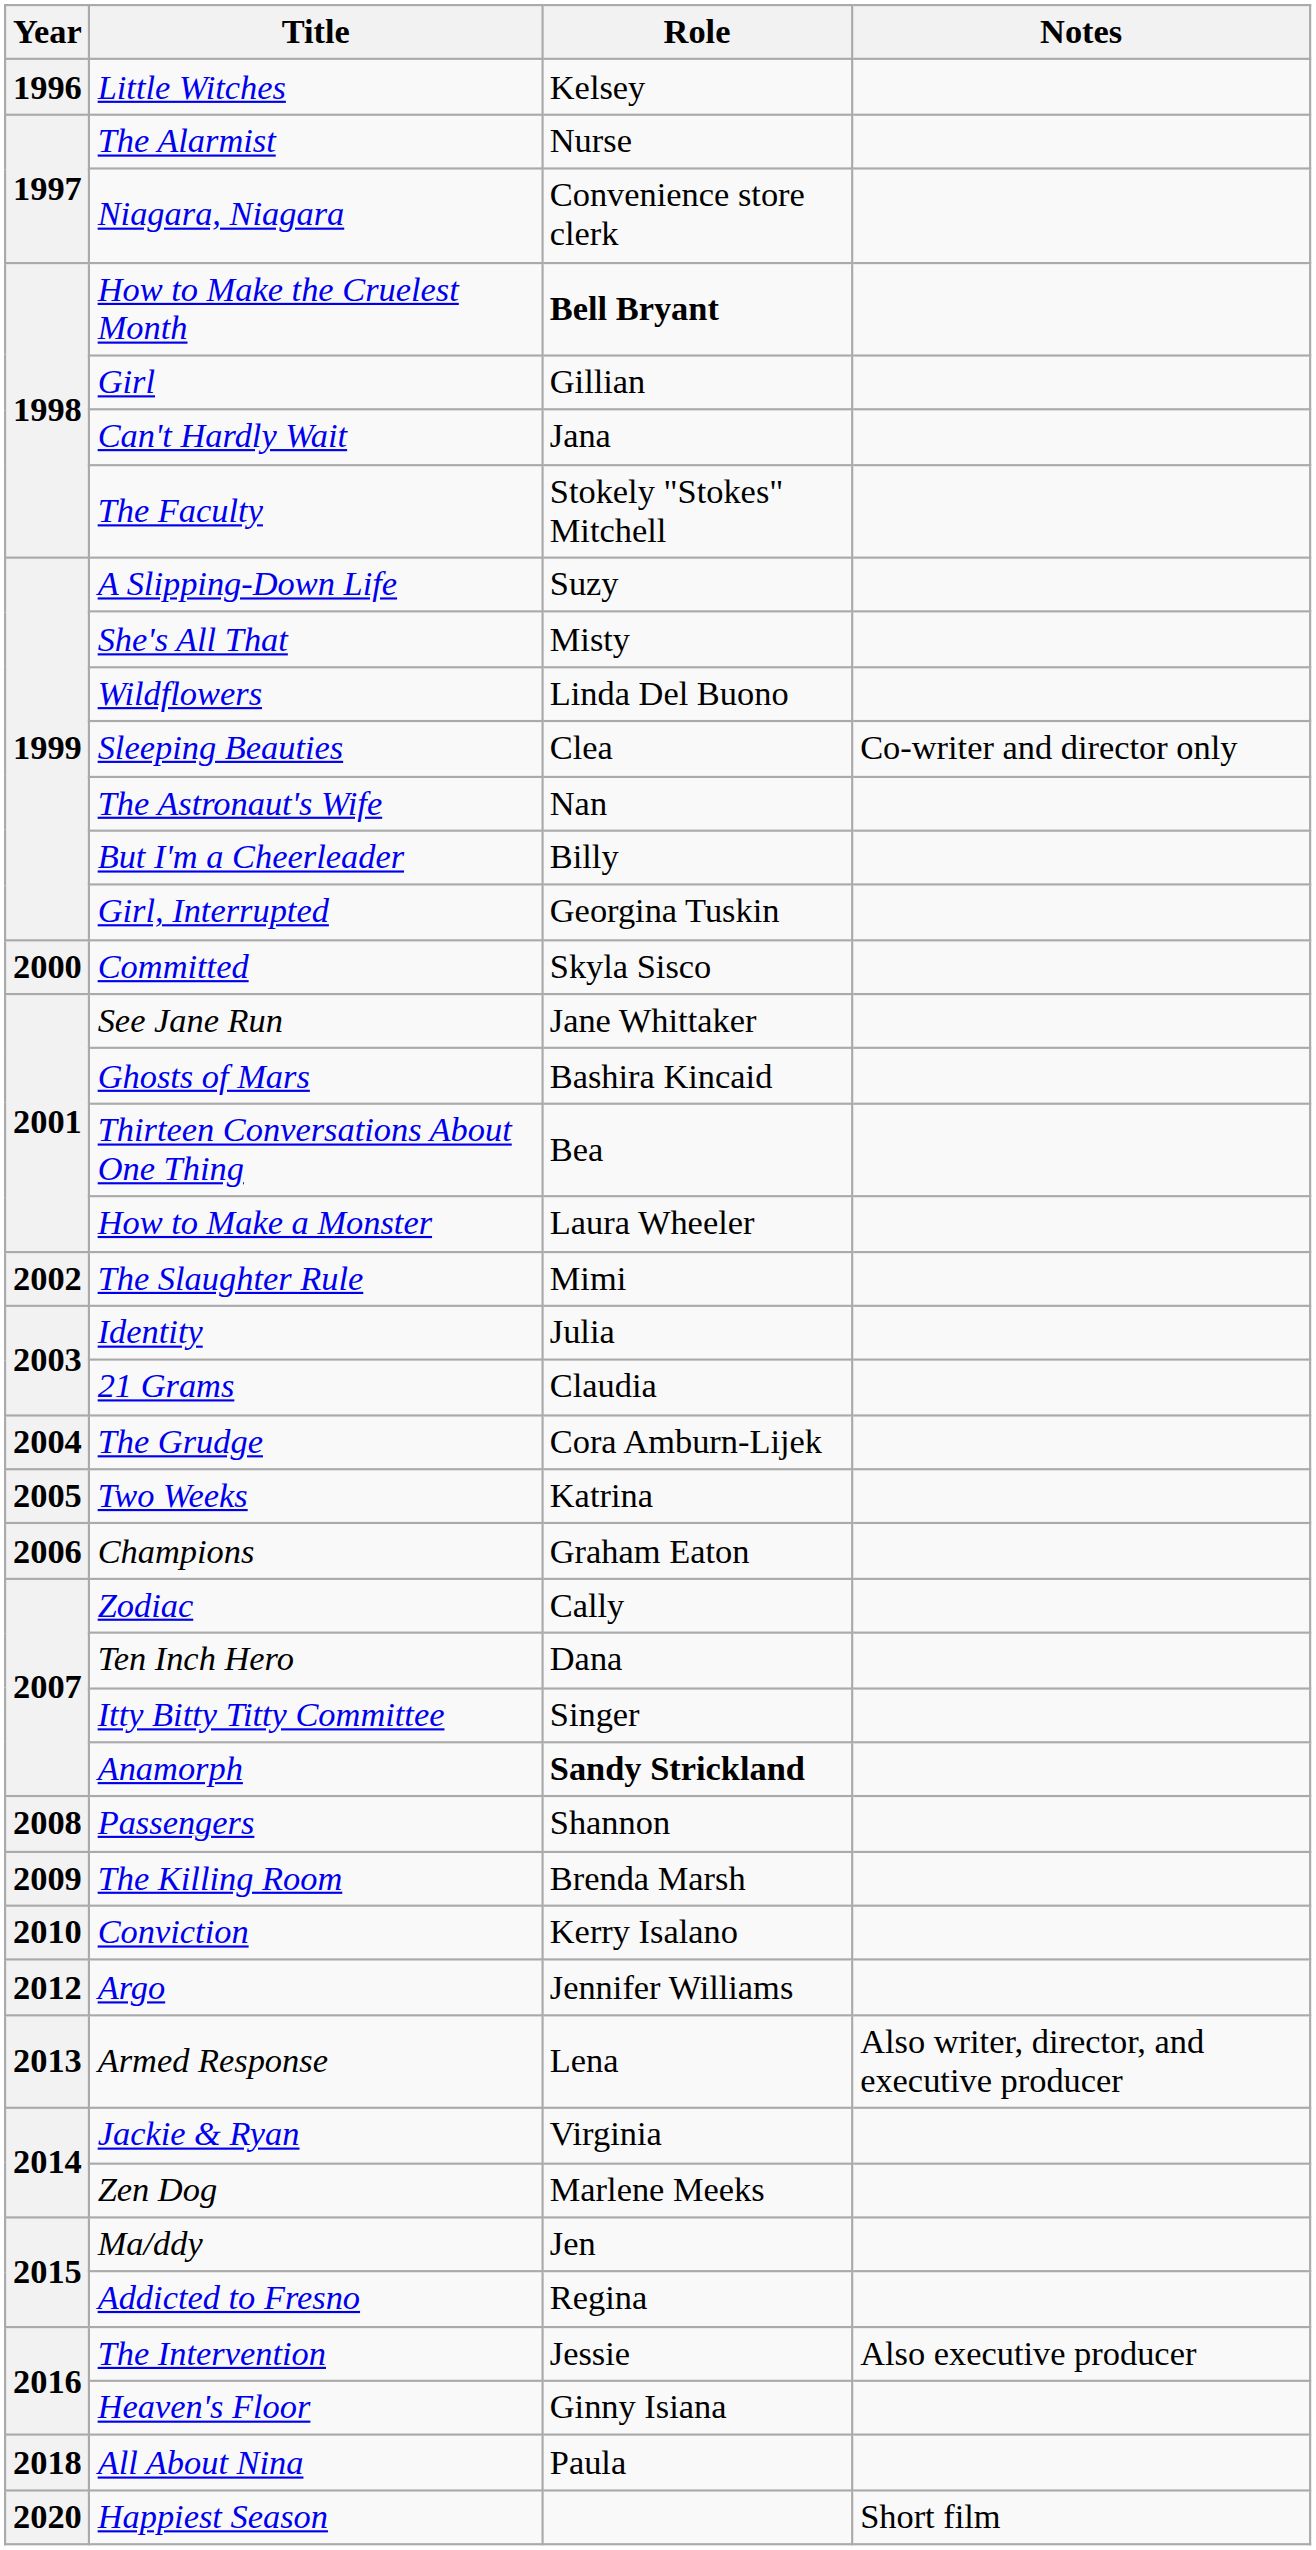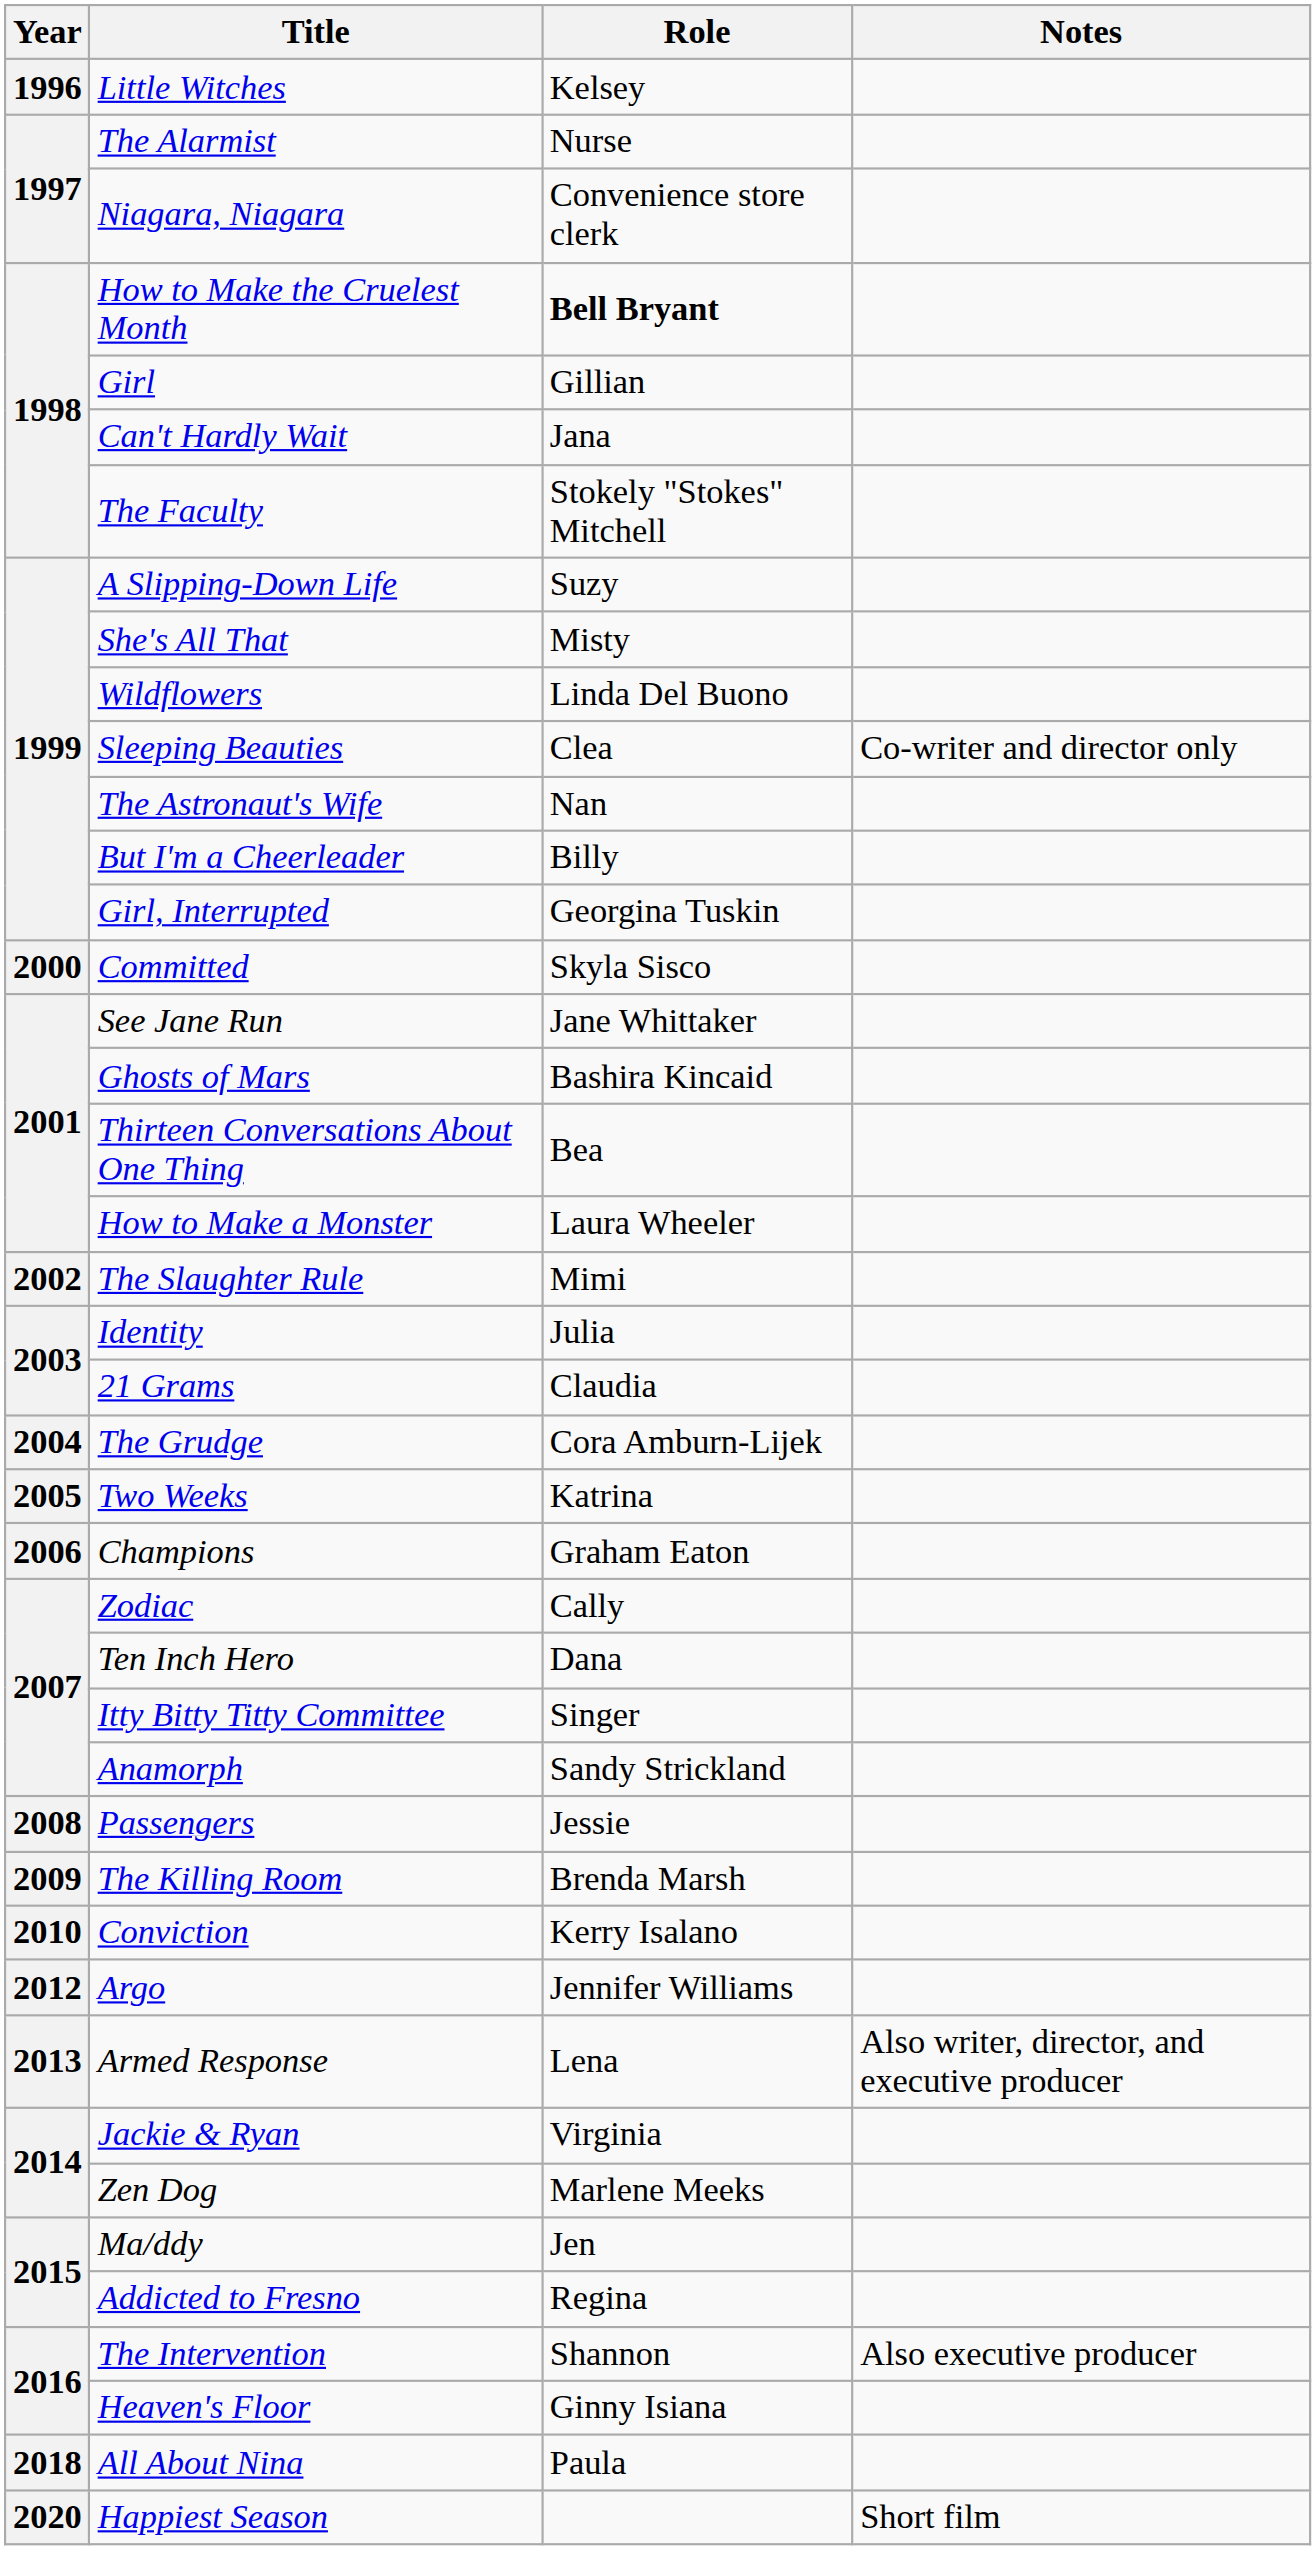(677, 1768) bold -> (668, 1768) normal
(610, 1823) Shannon -> (590, 1823) Jessie
(590, 2352) Jessie -> (610, 2352) Shannon
